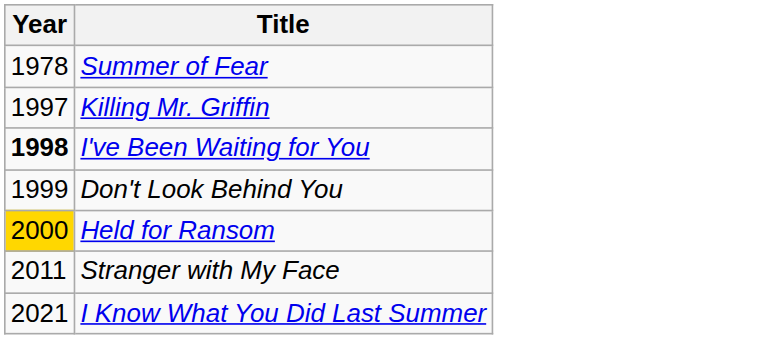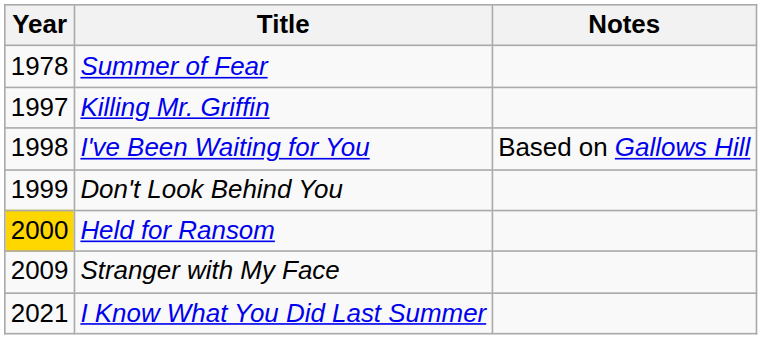+ column: (624, 25)
(40, 148) bold -> (40, 148) normal
(39, 271) 2011 -> (40, 271) 2009
